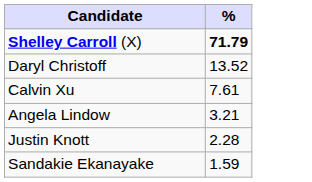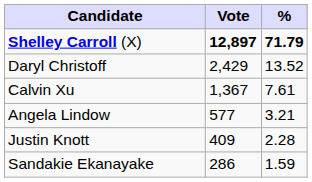+ column: (233, 16)
